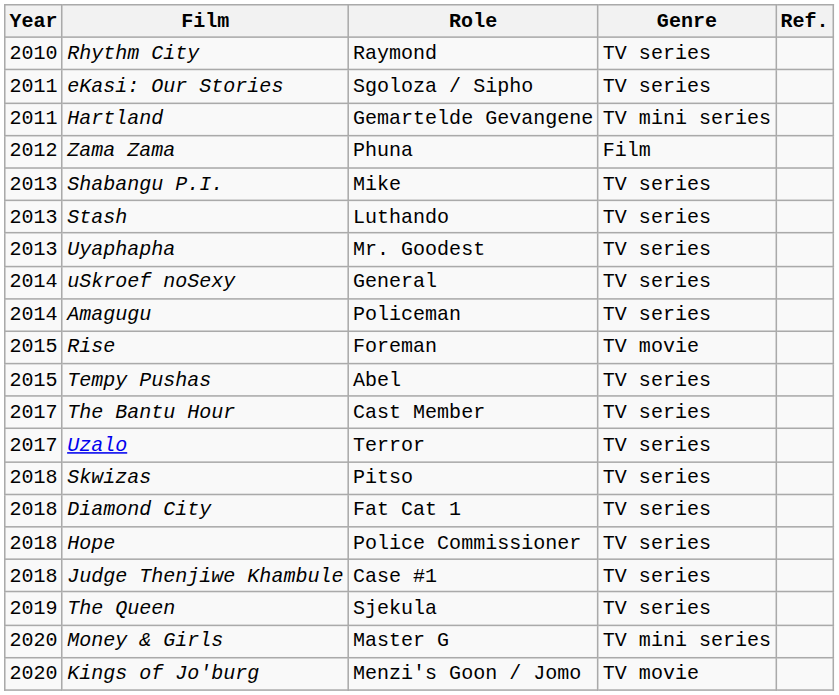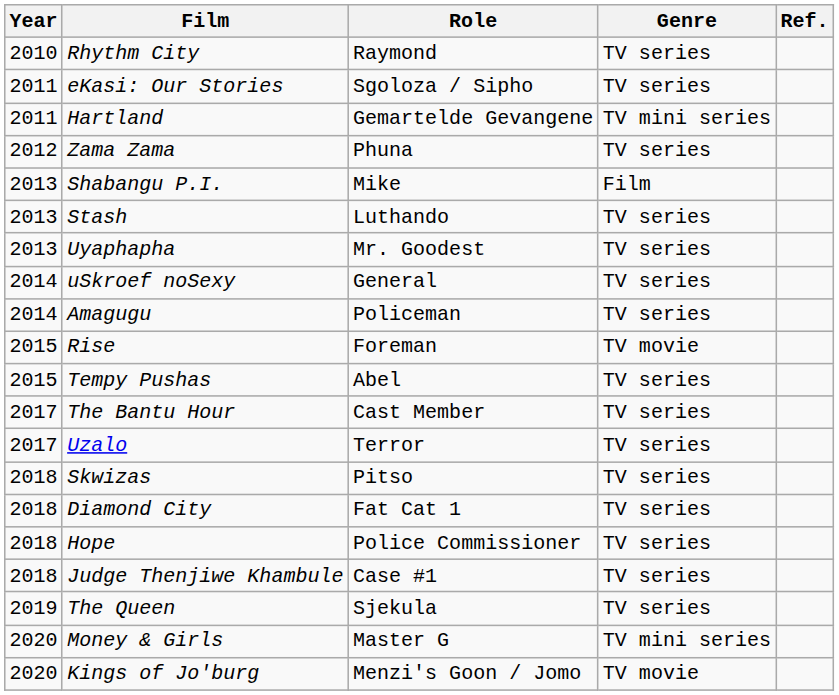(627, 152) Film -> (657, 152) TV series
(657, 184) TV series -> (627, 184) Film
